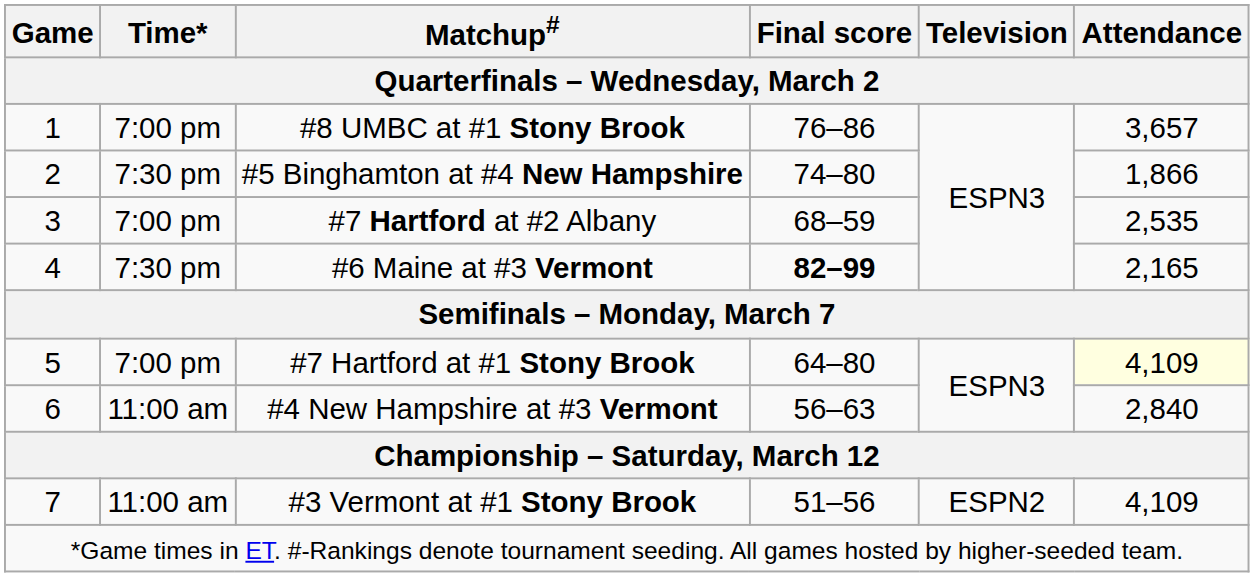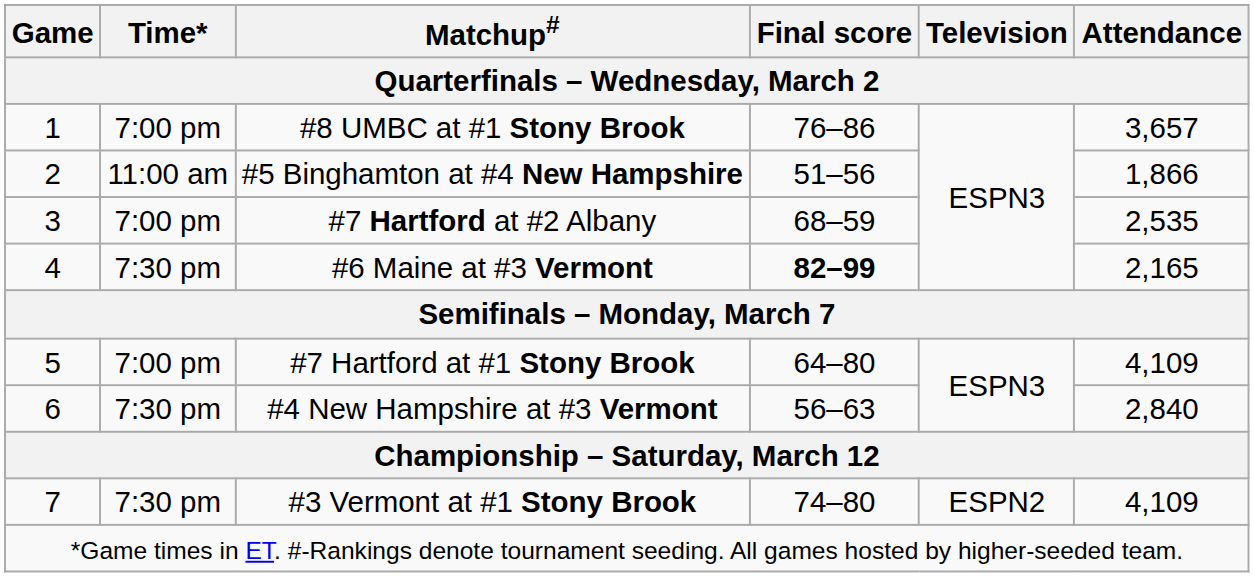(168, 174) 7:30 pm -> (168, 174) 11:00 am
(834, 174) 74–80 -> (834, 174) 51–56
(1162, 361) lightyellow background -> (1162, 361) no background
(168, 408) 11:00 am -> (168, 408) 7:30 pm
(168, 501) 11:00 am -> (168, 501) 7:30 pm
(834, 501) 51–56 -> (834, 501) 74–80
